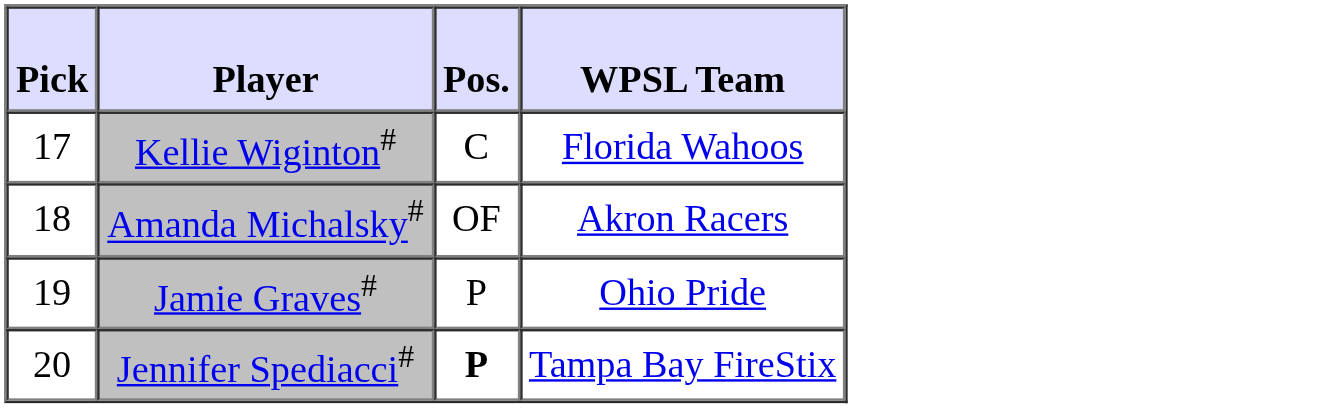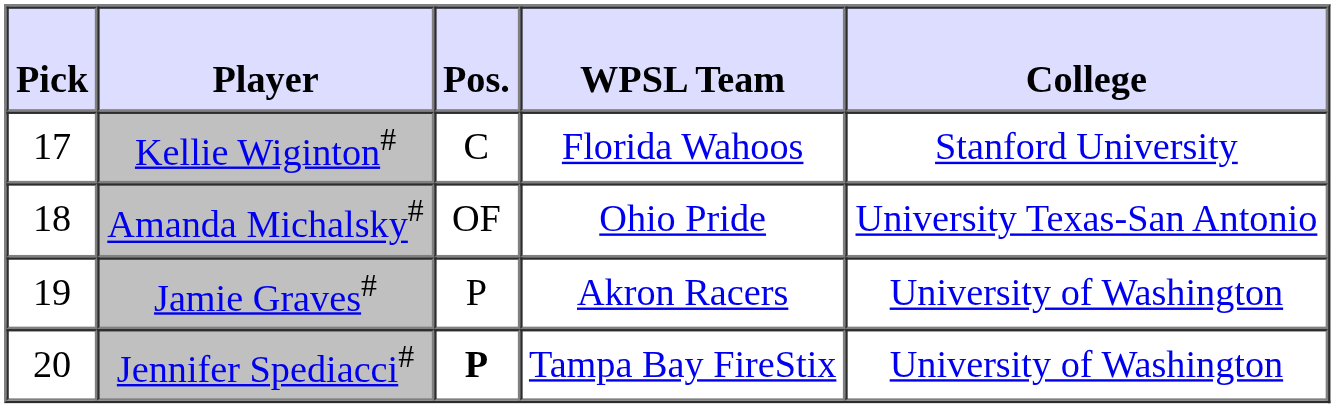+ column: (1086, 79)
(683, 219) Akron Racers -> (683, 219) Ohio Pride
(683, 292) Ohio Pride -> (683, 292) Akron Racers
